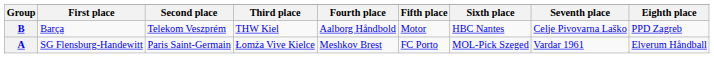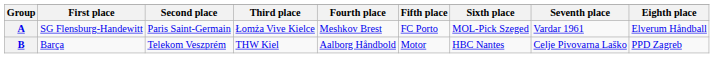rows swapped: (21, 45) <-> (21, 28)
